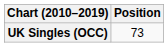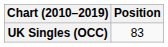(137, 32) 73 -> (137, 32) 83
